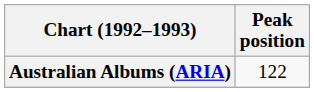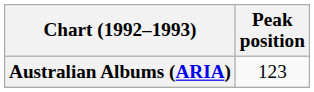(272, 71) 122 -> (272, 71) 123
